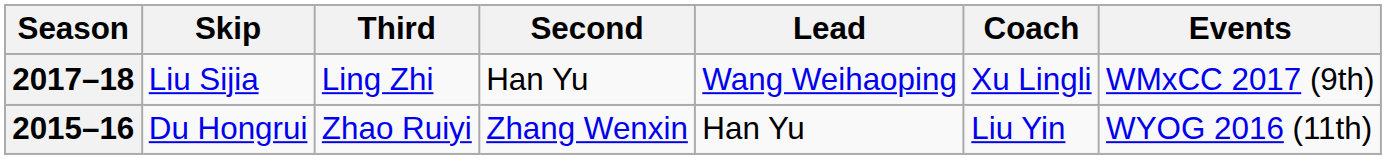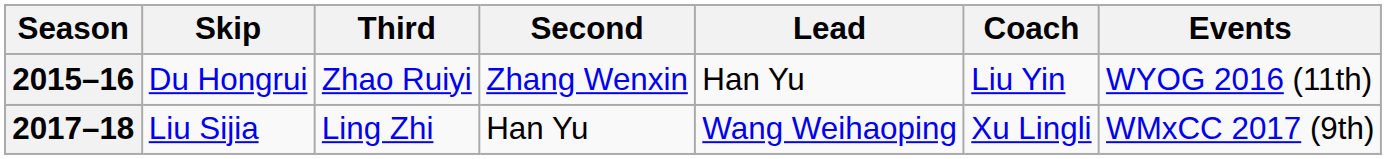rows swapped: (73, 128) <-> (73, 79)
